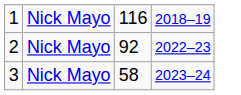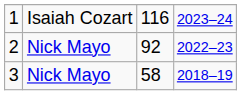(69, 18) Nick Mayo -> (80, 18) Isaiah Cozart
(183, 19) 2018–19 -> (205, 19) 2023–24
(183, 76) 2023–24 -> (205, 76) 2018–19
